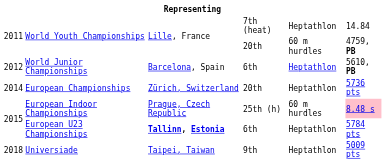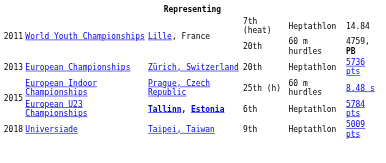- row: (56, 67)
(13, 88) 2014 -> (13, 67) 2013
(360, 109) pink background -> (360, 88) no background
